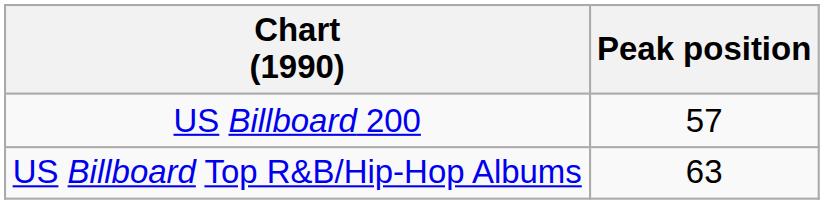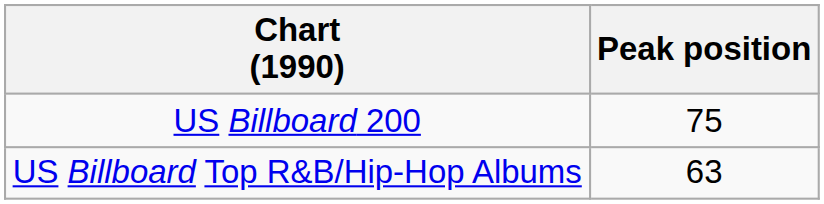(704, 119) 57 -> (704, 119) 75
